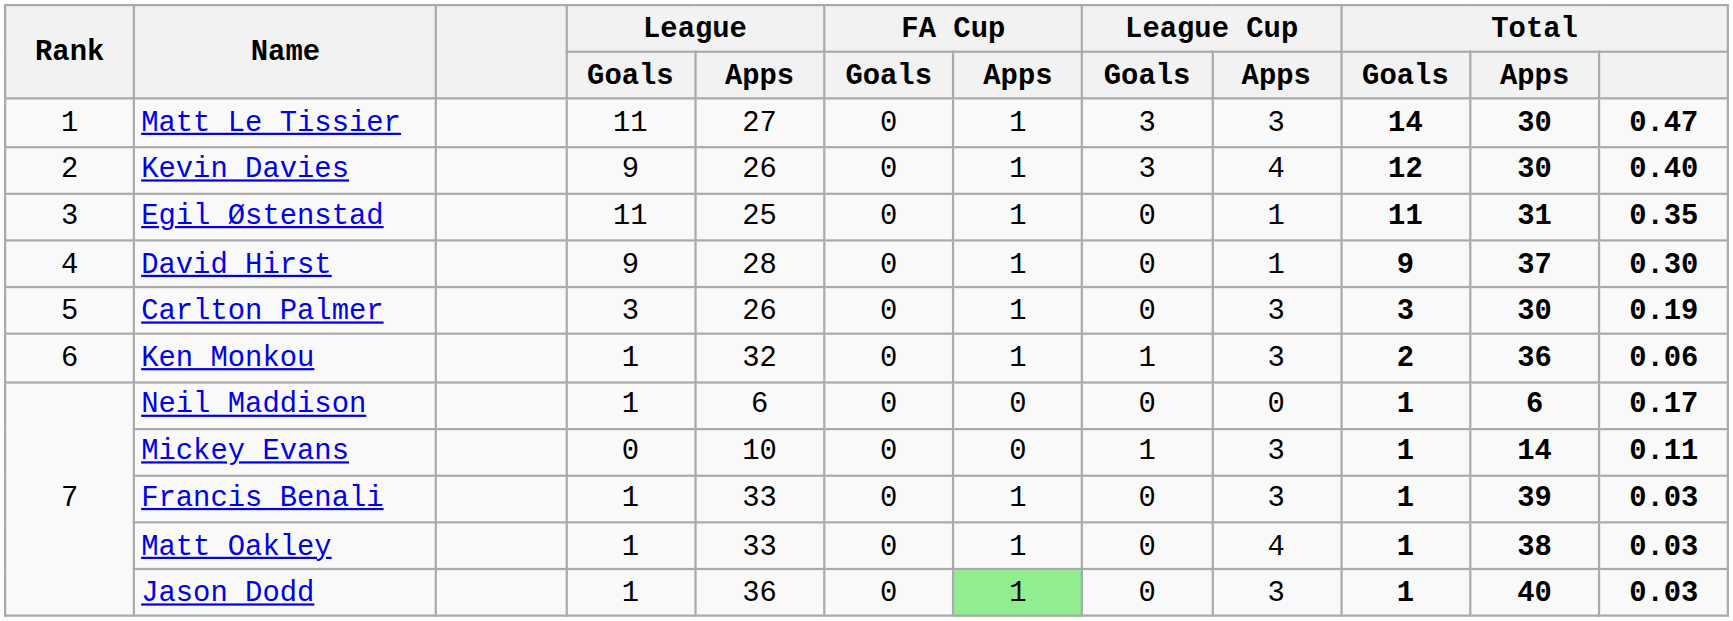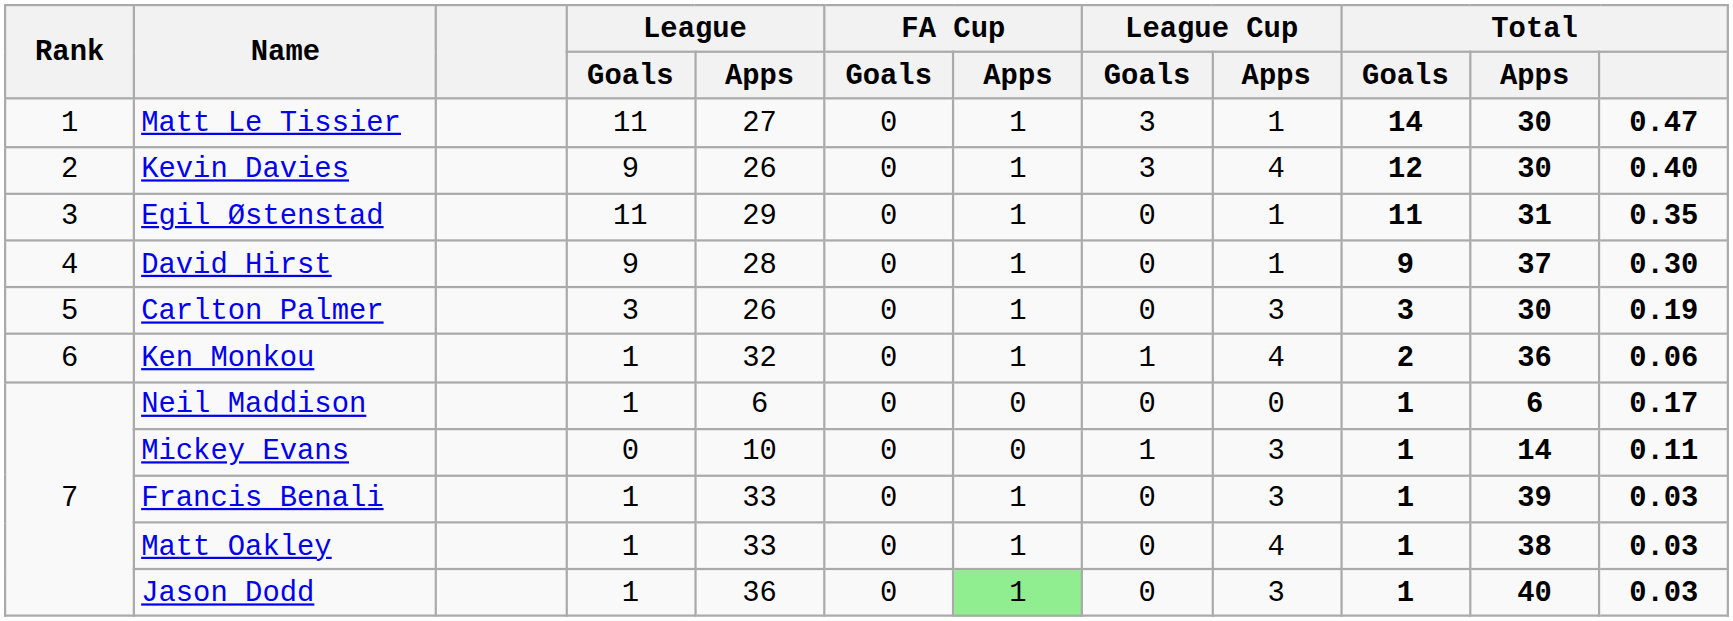(1276, 123) 3 -> (1276, 123) 1
(760, 217) 25 -> (760, 217) 29
(1276, 358) 3 -> (1276, 358) 4
